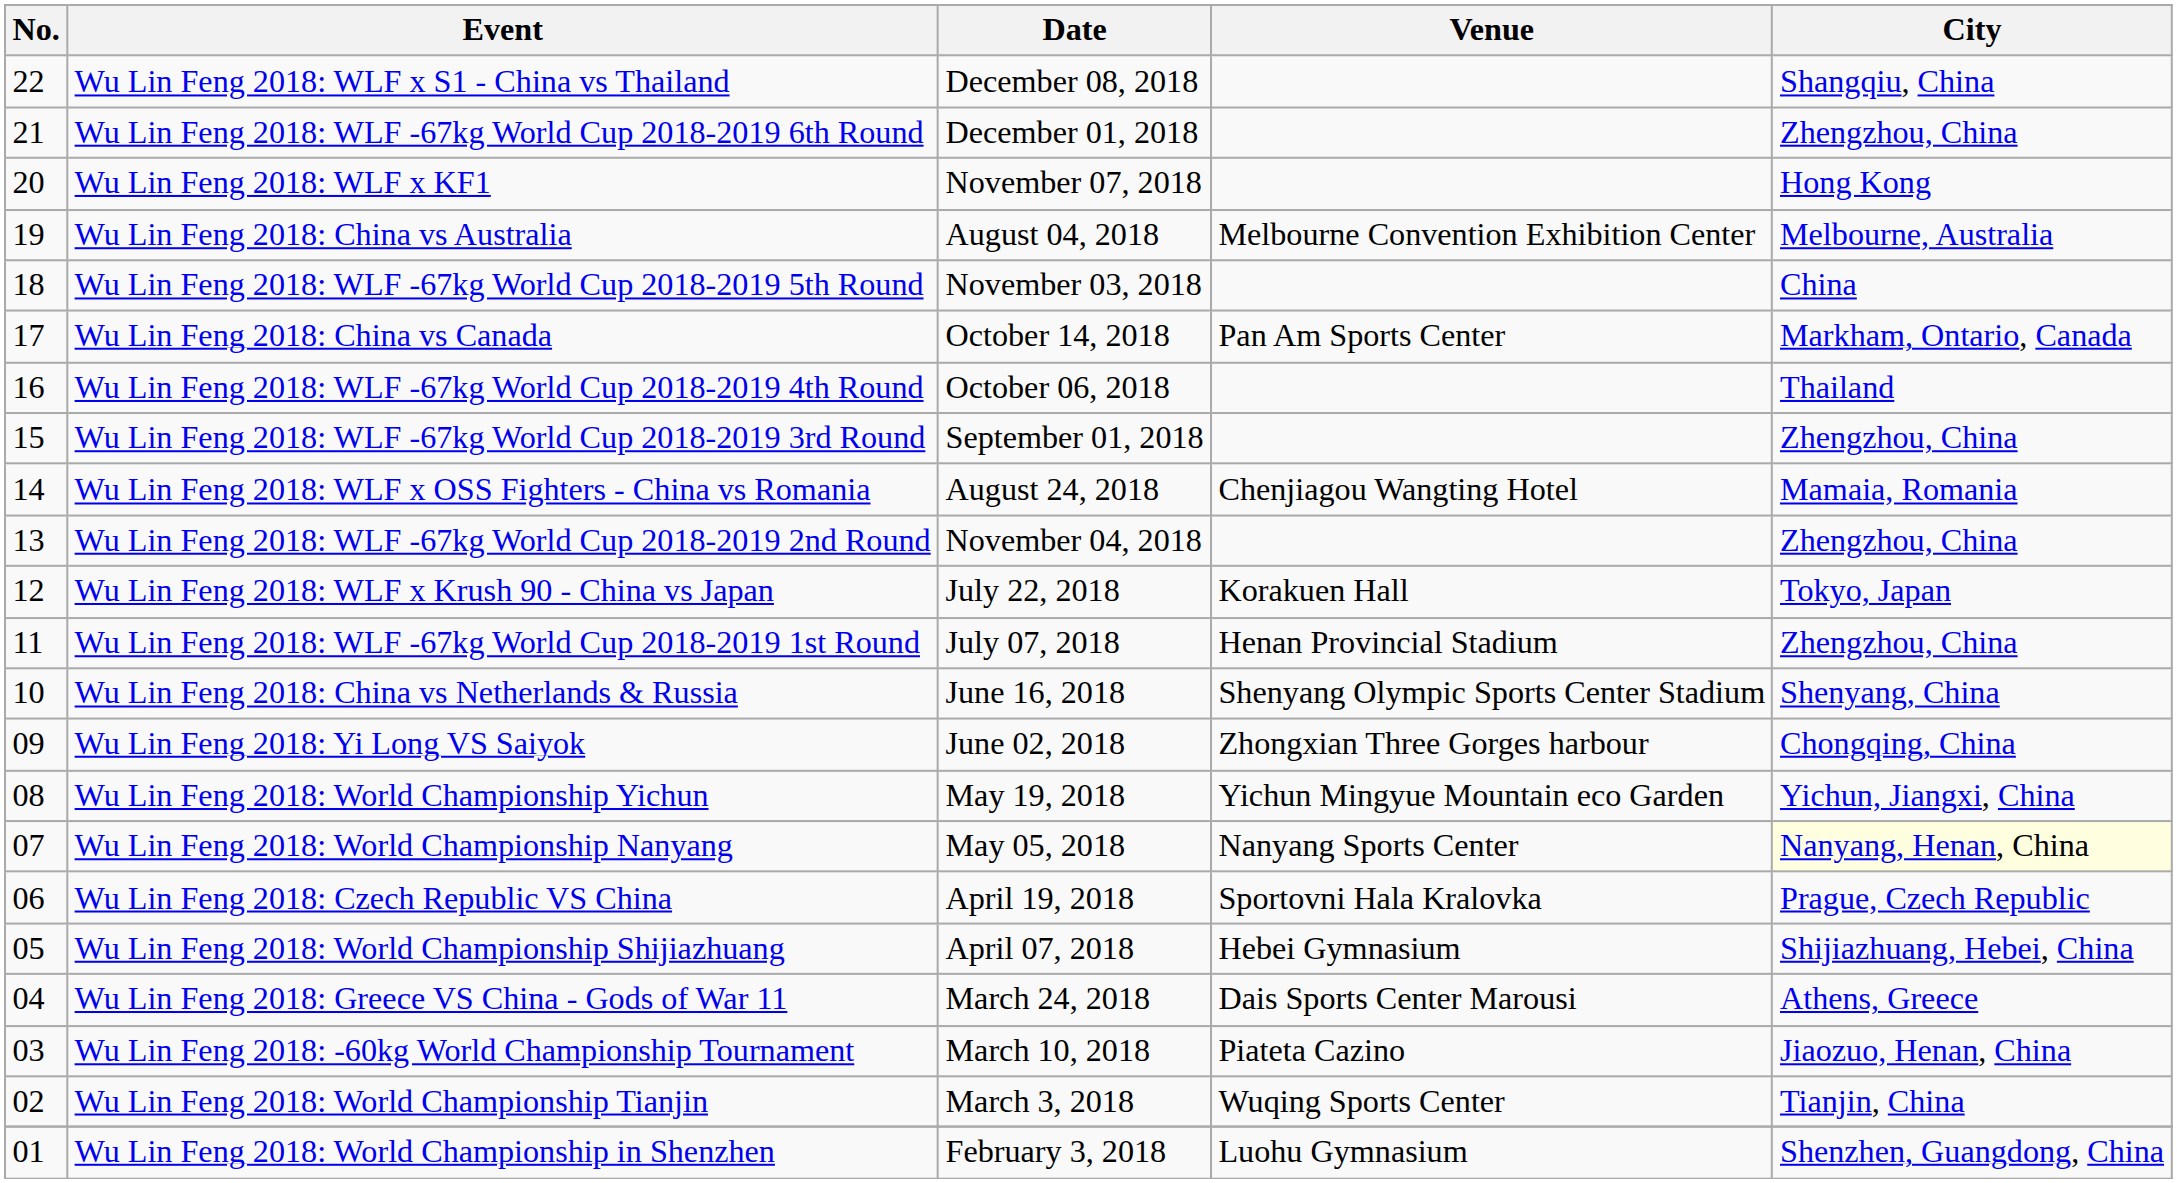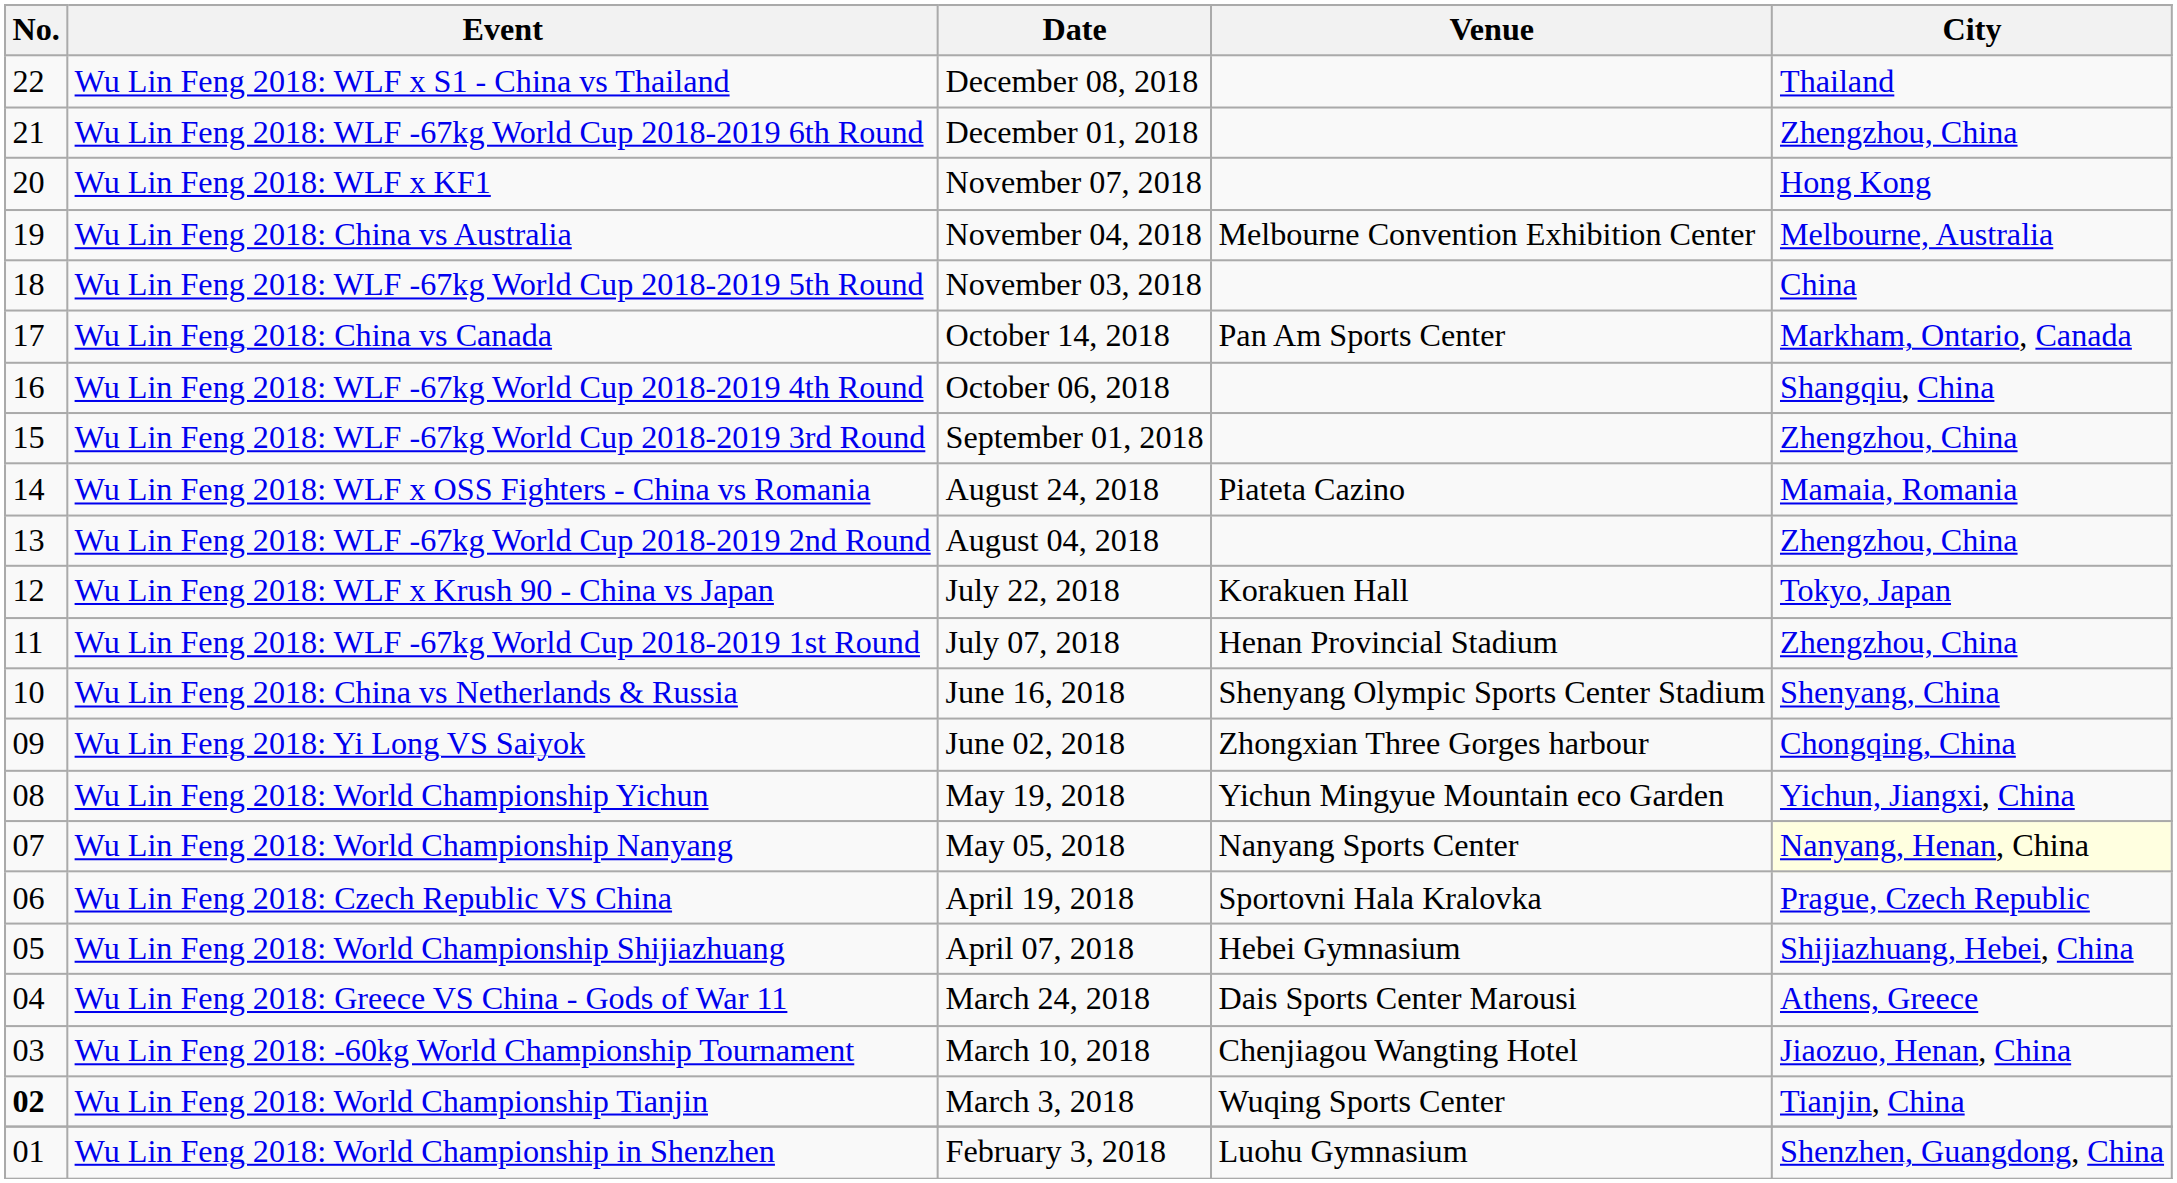(1887, 81) Shangqiu, China -> (1837, 81) Thailand
(1052, 234) August 04, 2018 -> (1074, 234) November 04, 2018
(1837, 387) Thailand -> (1887, 387) Shangqiu, China
(1398, 489) Chenjiagou Wangting Hotel -> (1312, 489) Piateta Cazino
(1074, 540) November 04, 2018 -> (1052, 540) August 04, 2018
(1312, 1050) Piateta Cazino -> (1398, 1050) Chenjiagou Wangting Hotel
(28, 1101) normal -> (28, 1101) bold
